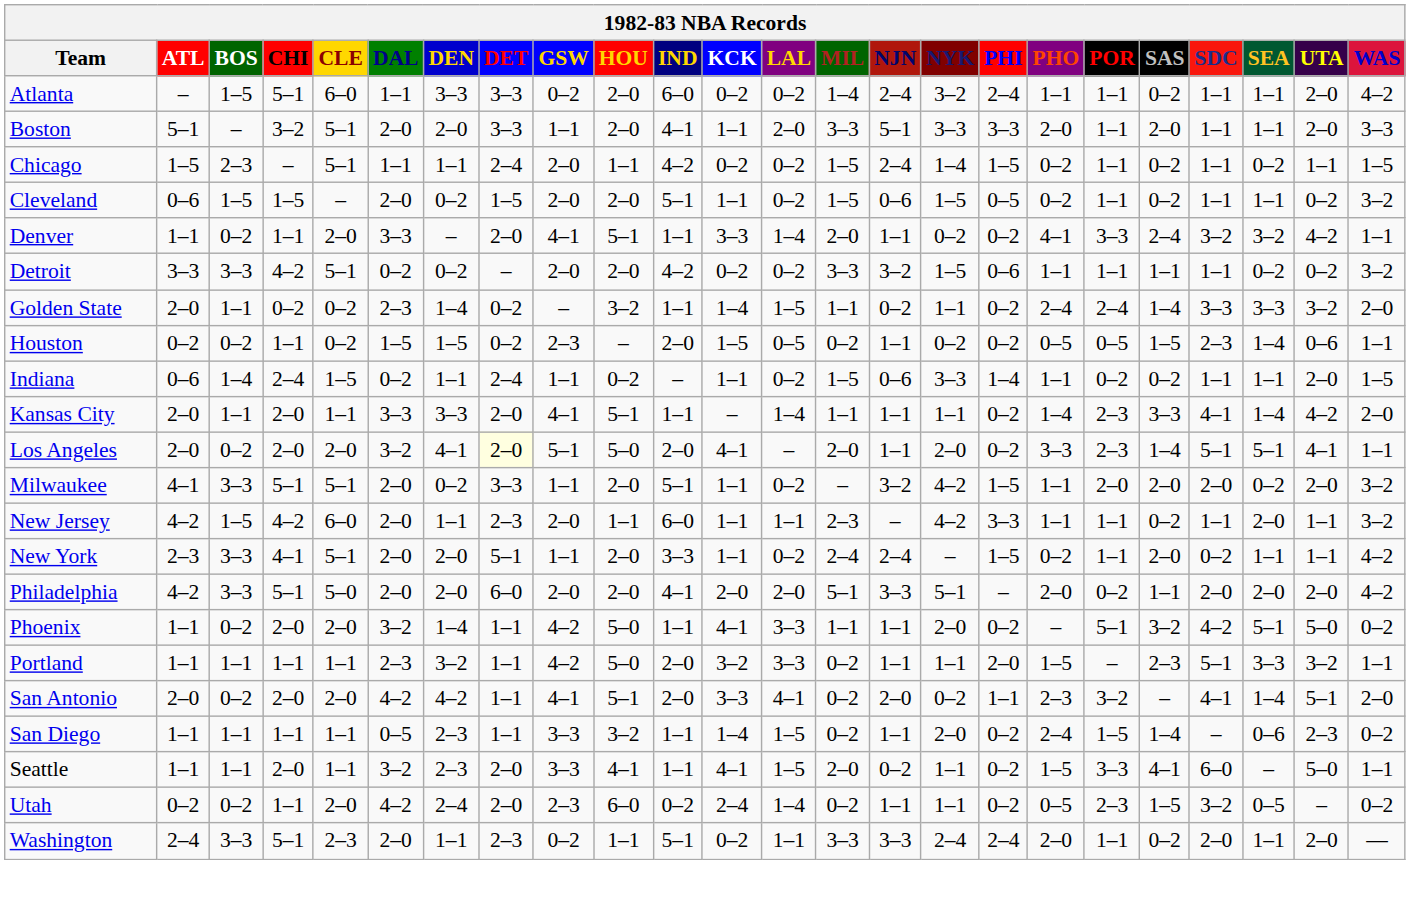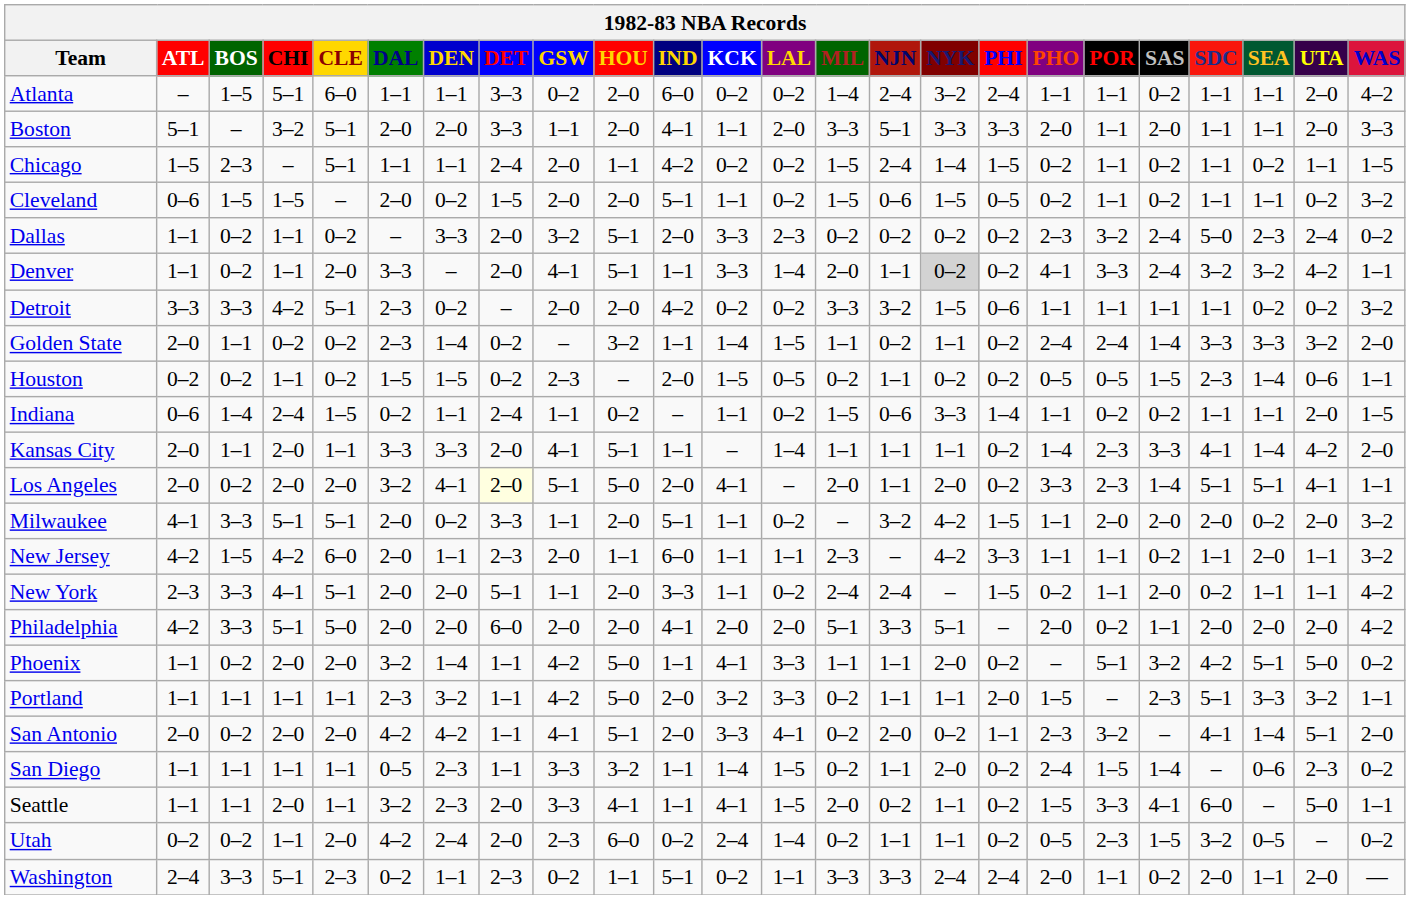(451, 93) 3–3 -> (451, 93) 1–1
+ row: (37, 236)
(950, 236) no background -> (950, 271) lightgrey background
(396, 271) 0–2 -> (396, 307) 2–3
(396, 841) 2–0 -> (396, 876) 0–2
